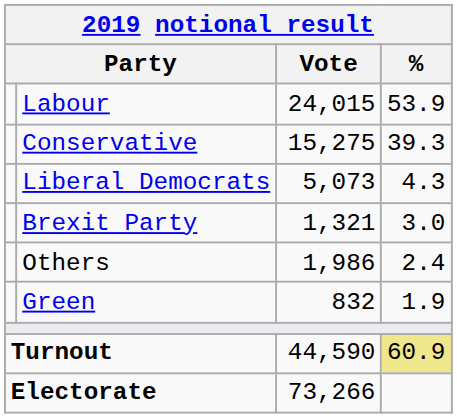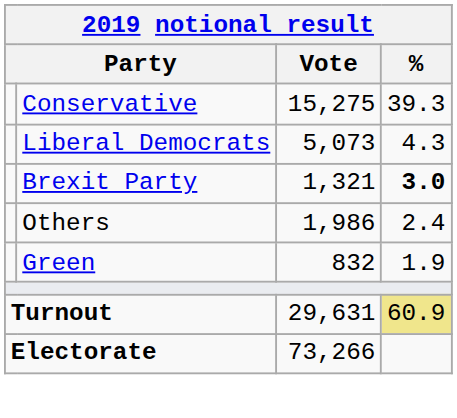- row: (66, 104)
(423, 223) normal -> (423, 183) bold
(332, 353) 44,590 -> (332, 314) 29,631
